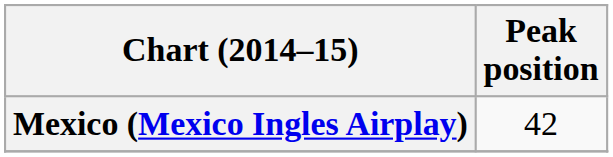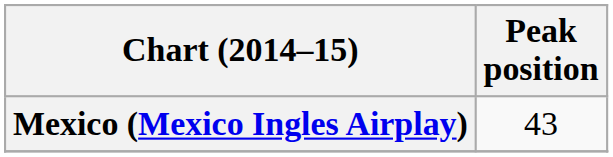(541, 123) 42 -> (541, 123) 43
